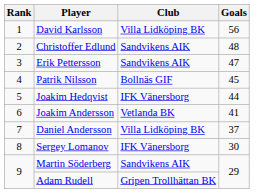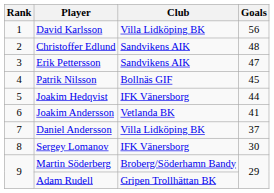(155, 163) Sandvikens AIK -> (178, 163) Broberg/Söderhamn Bandy
